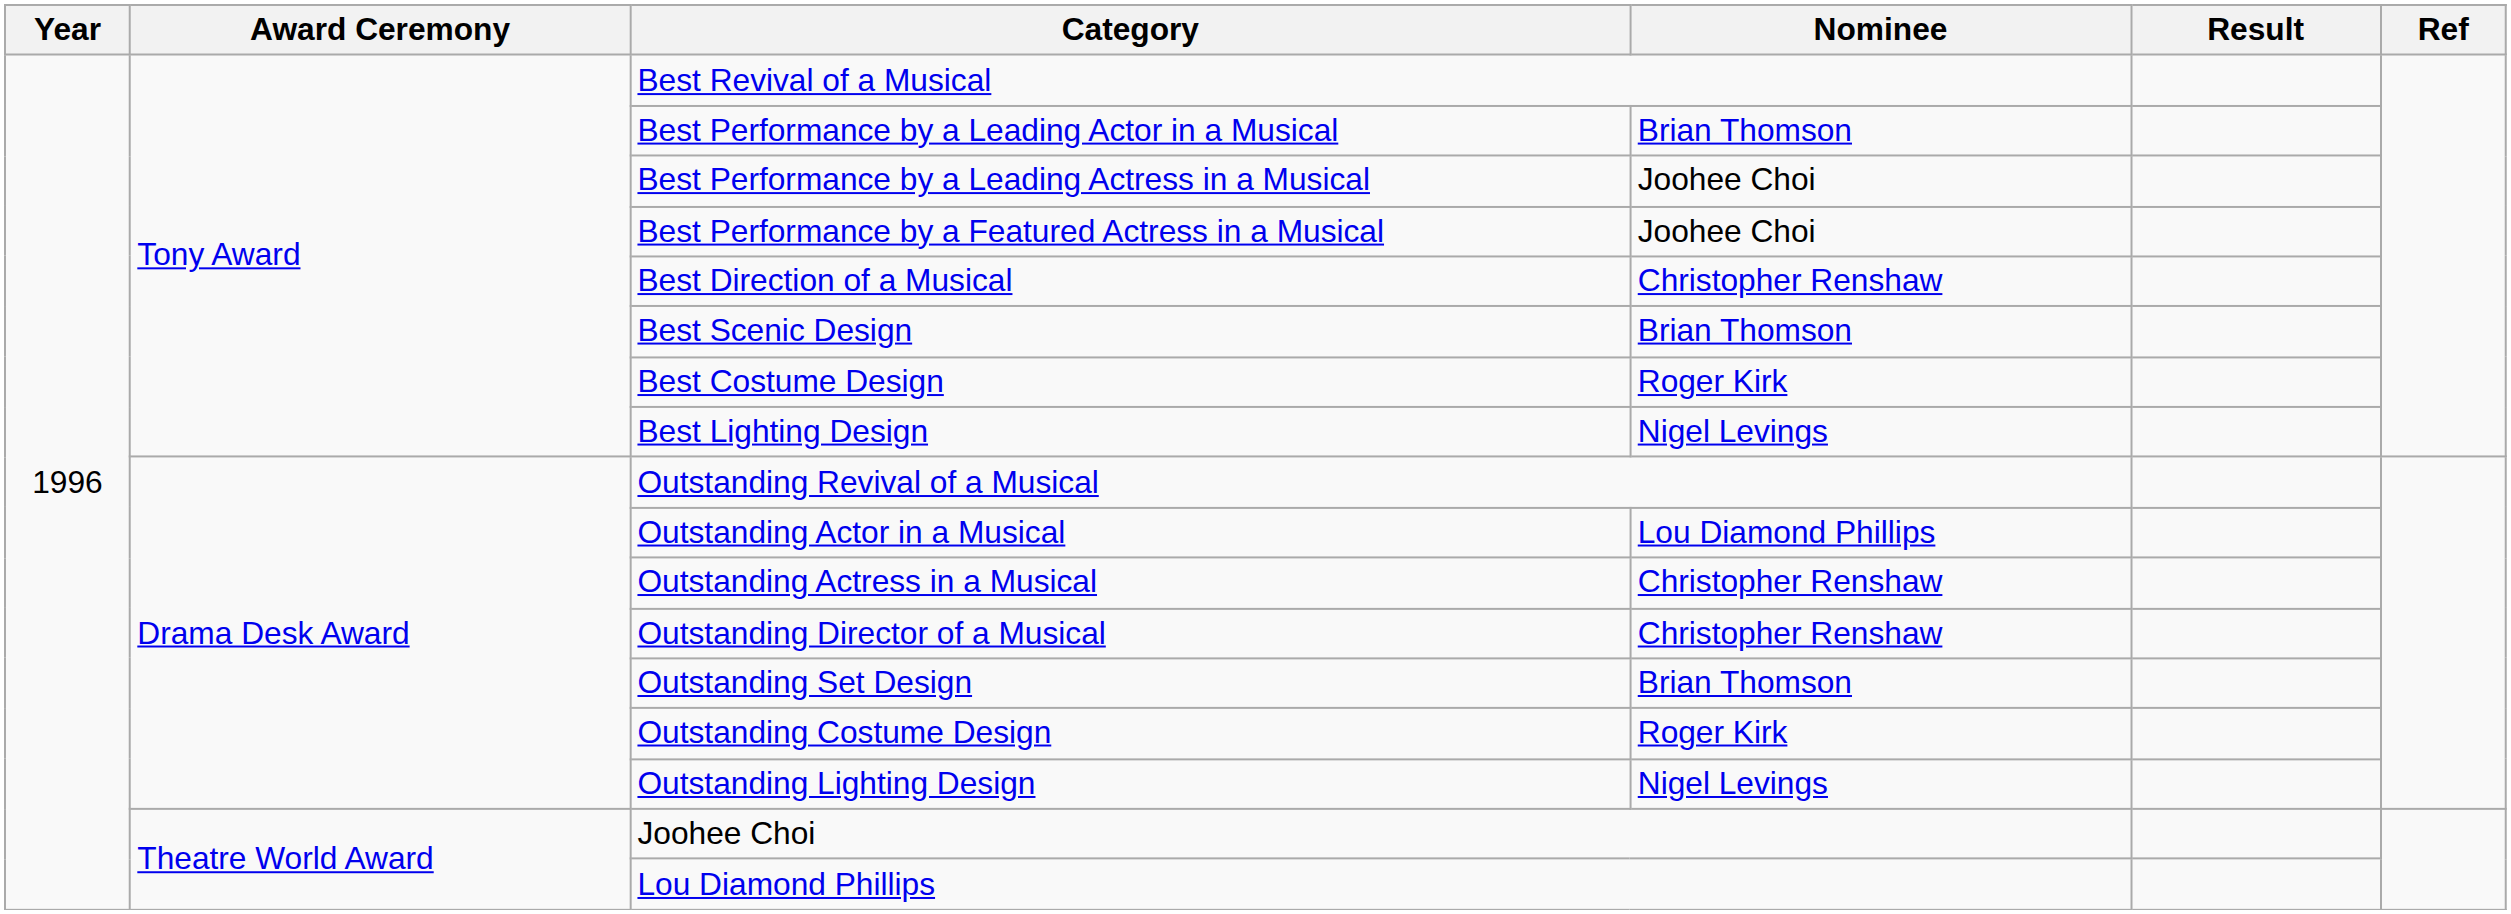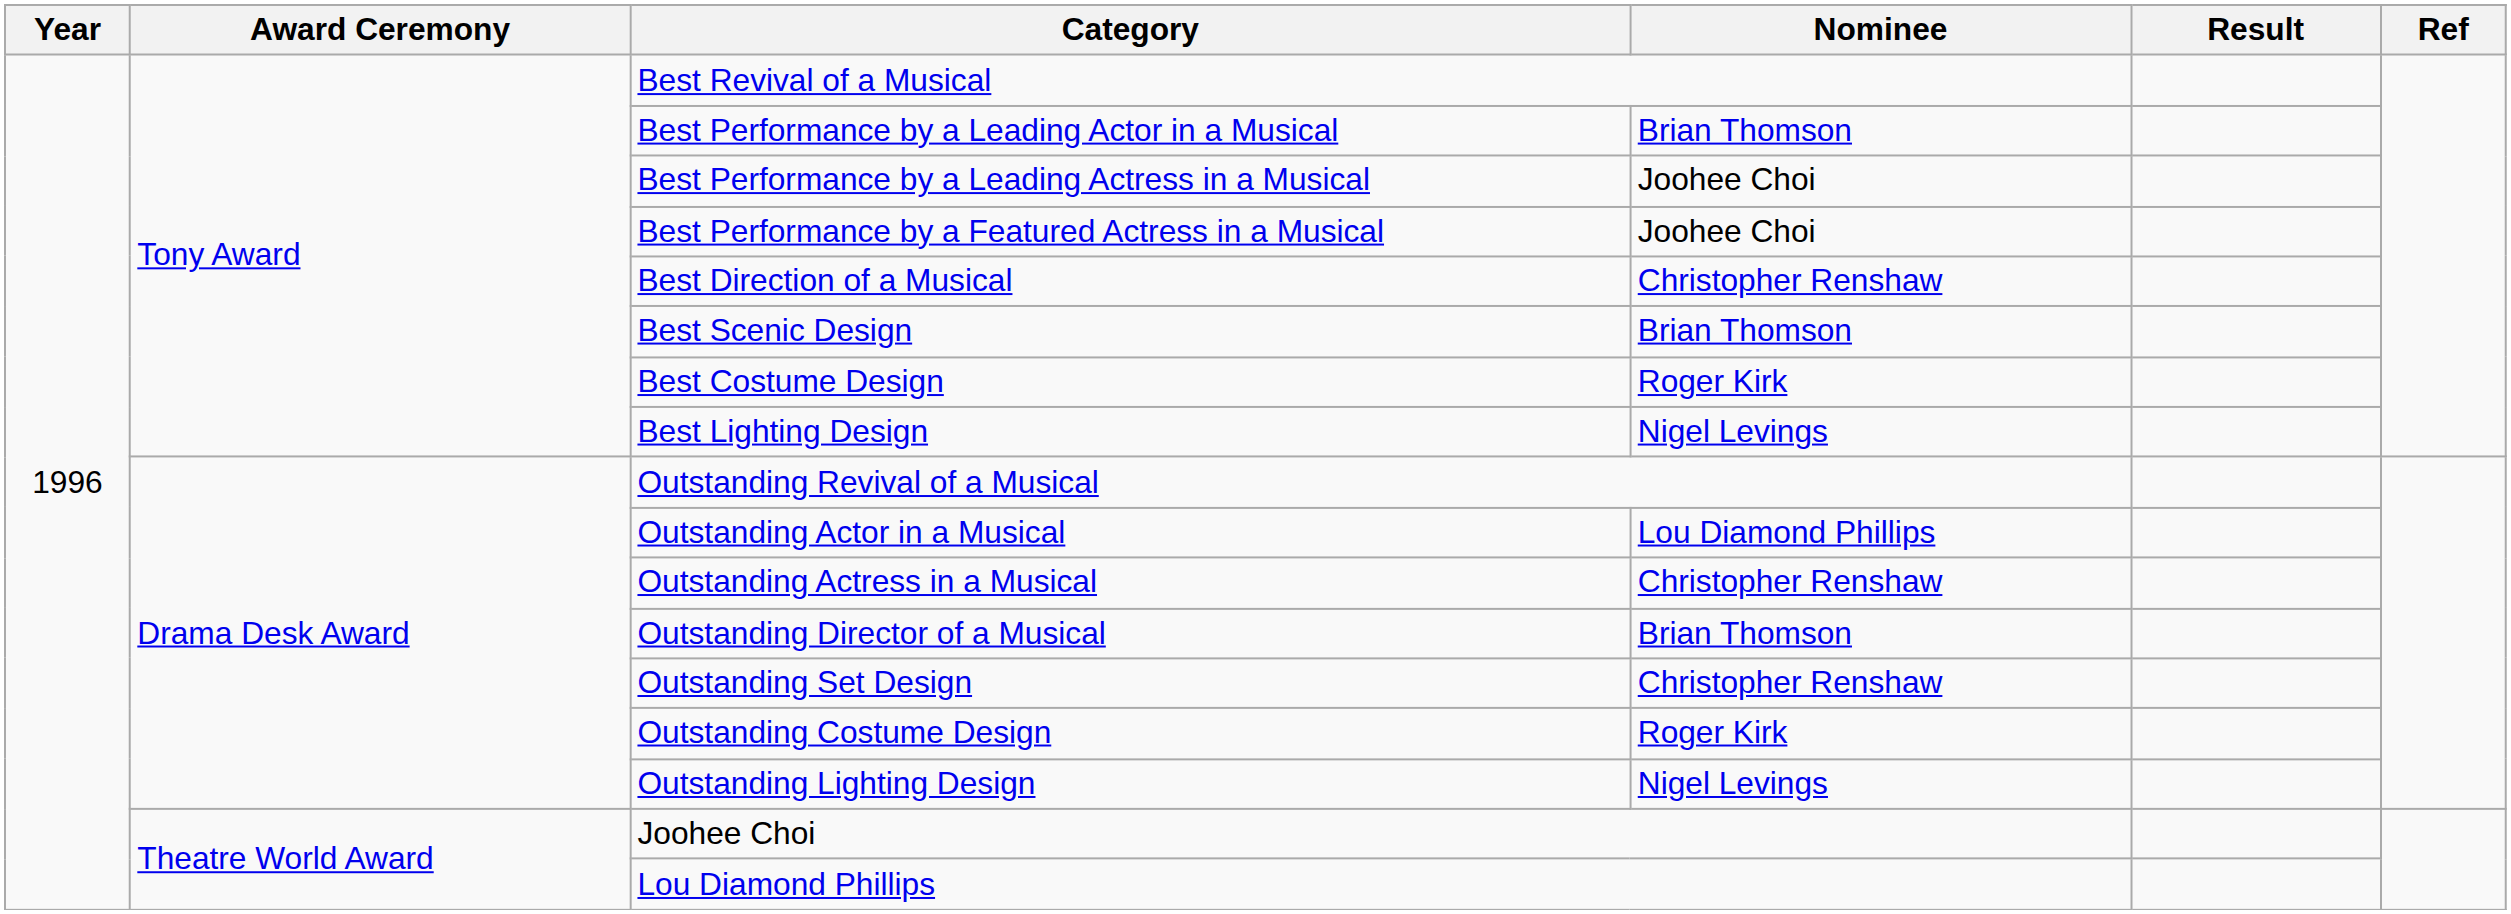(1790, 632) Christopher Renshaw -> (1745, 632) Brian Thomson
(1745, 682) Brian Thomson -> (1790, 682) Christopher Renshaw
